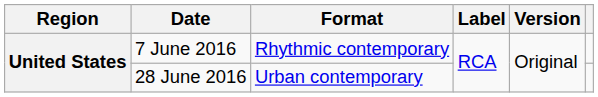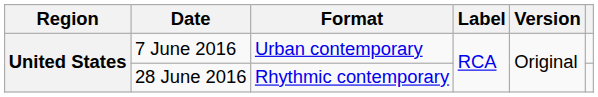(352, 48) Rhythmic contemporary -> (339, 48) Urban contemporary
(339, 77) Urban contemporary -> (352, 77) Rhythmic contemporary
